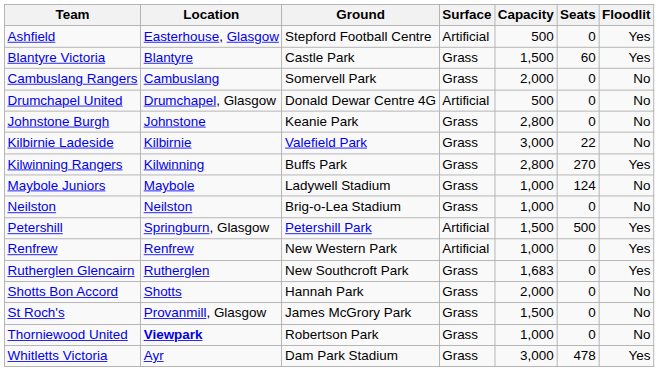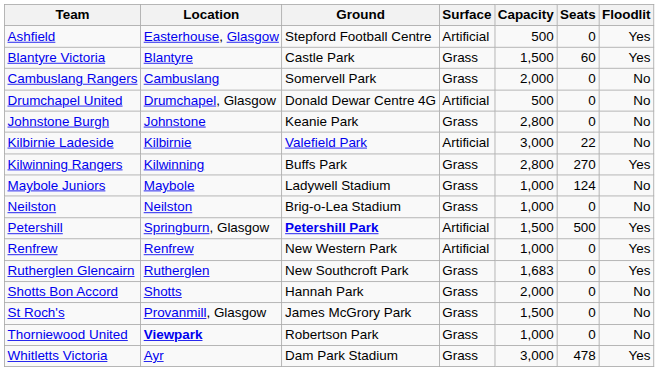(460, 143) Grass -> (466, 143) Artificial
(328, 228) normal -> (332, 228) bold
